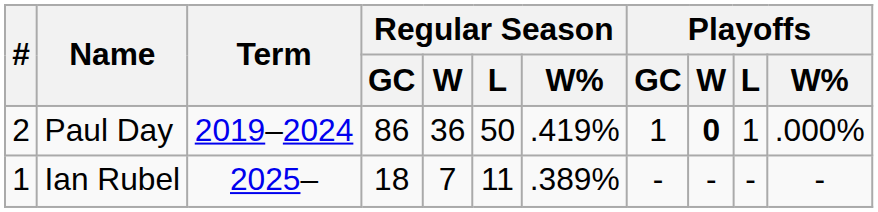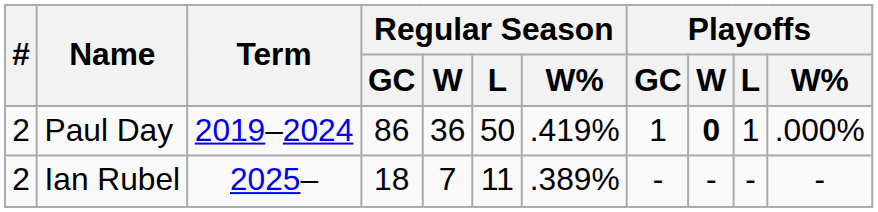(21, 180) 1 -> (21, 180) 2
